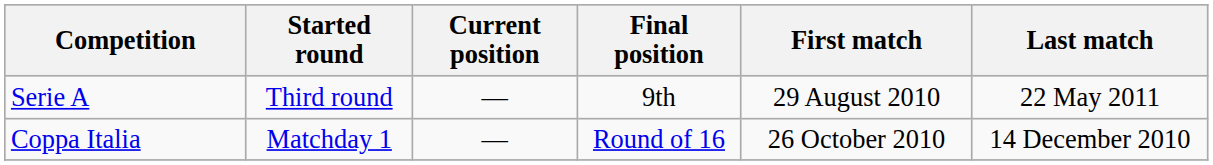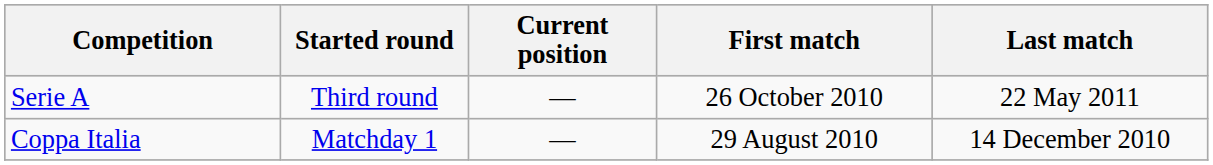- column: (659, 40)
(857, 97) 29 August 2010 -> (794, 97) 26 October 2010
(857, 138) 26 October 2010 -> (794, 138) 29 August 2010
